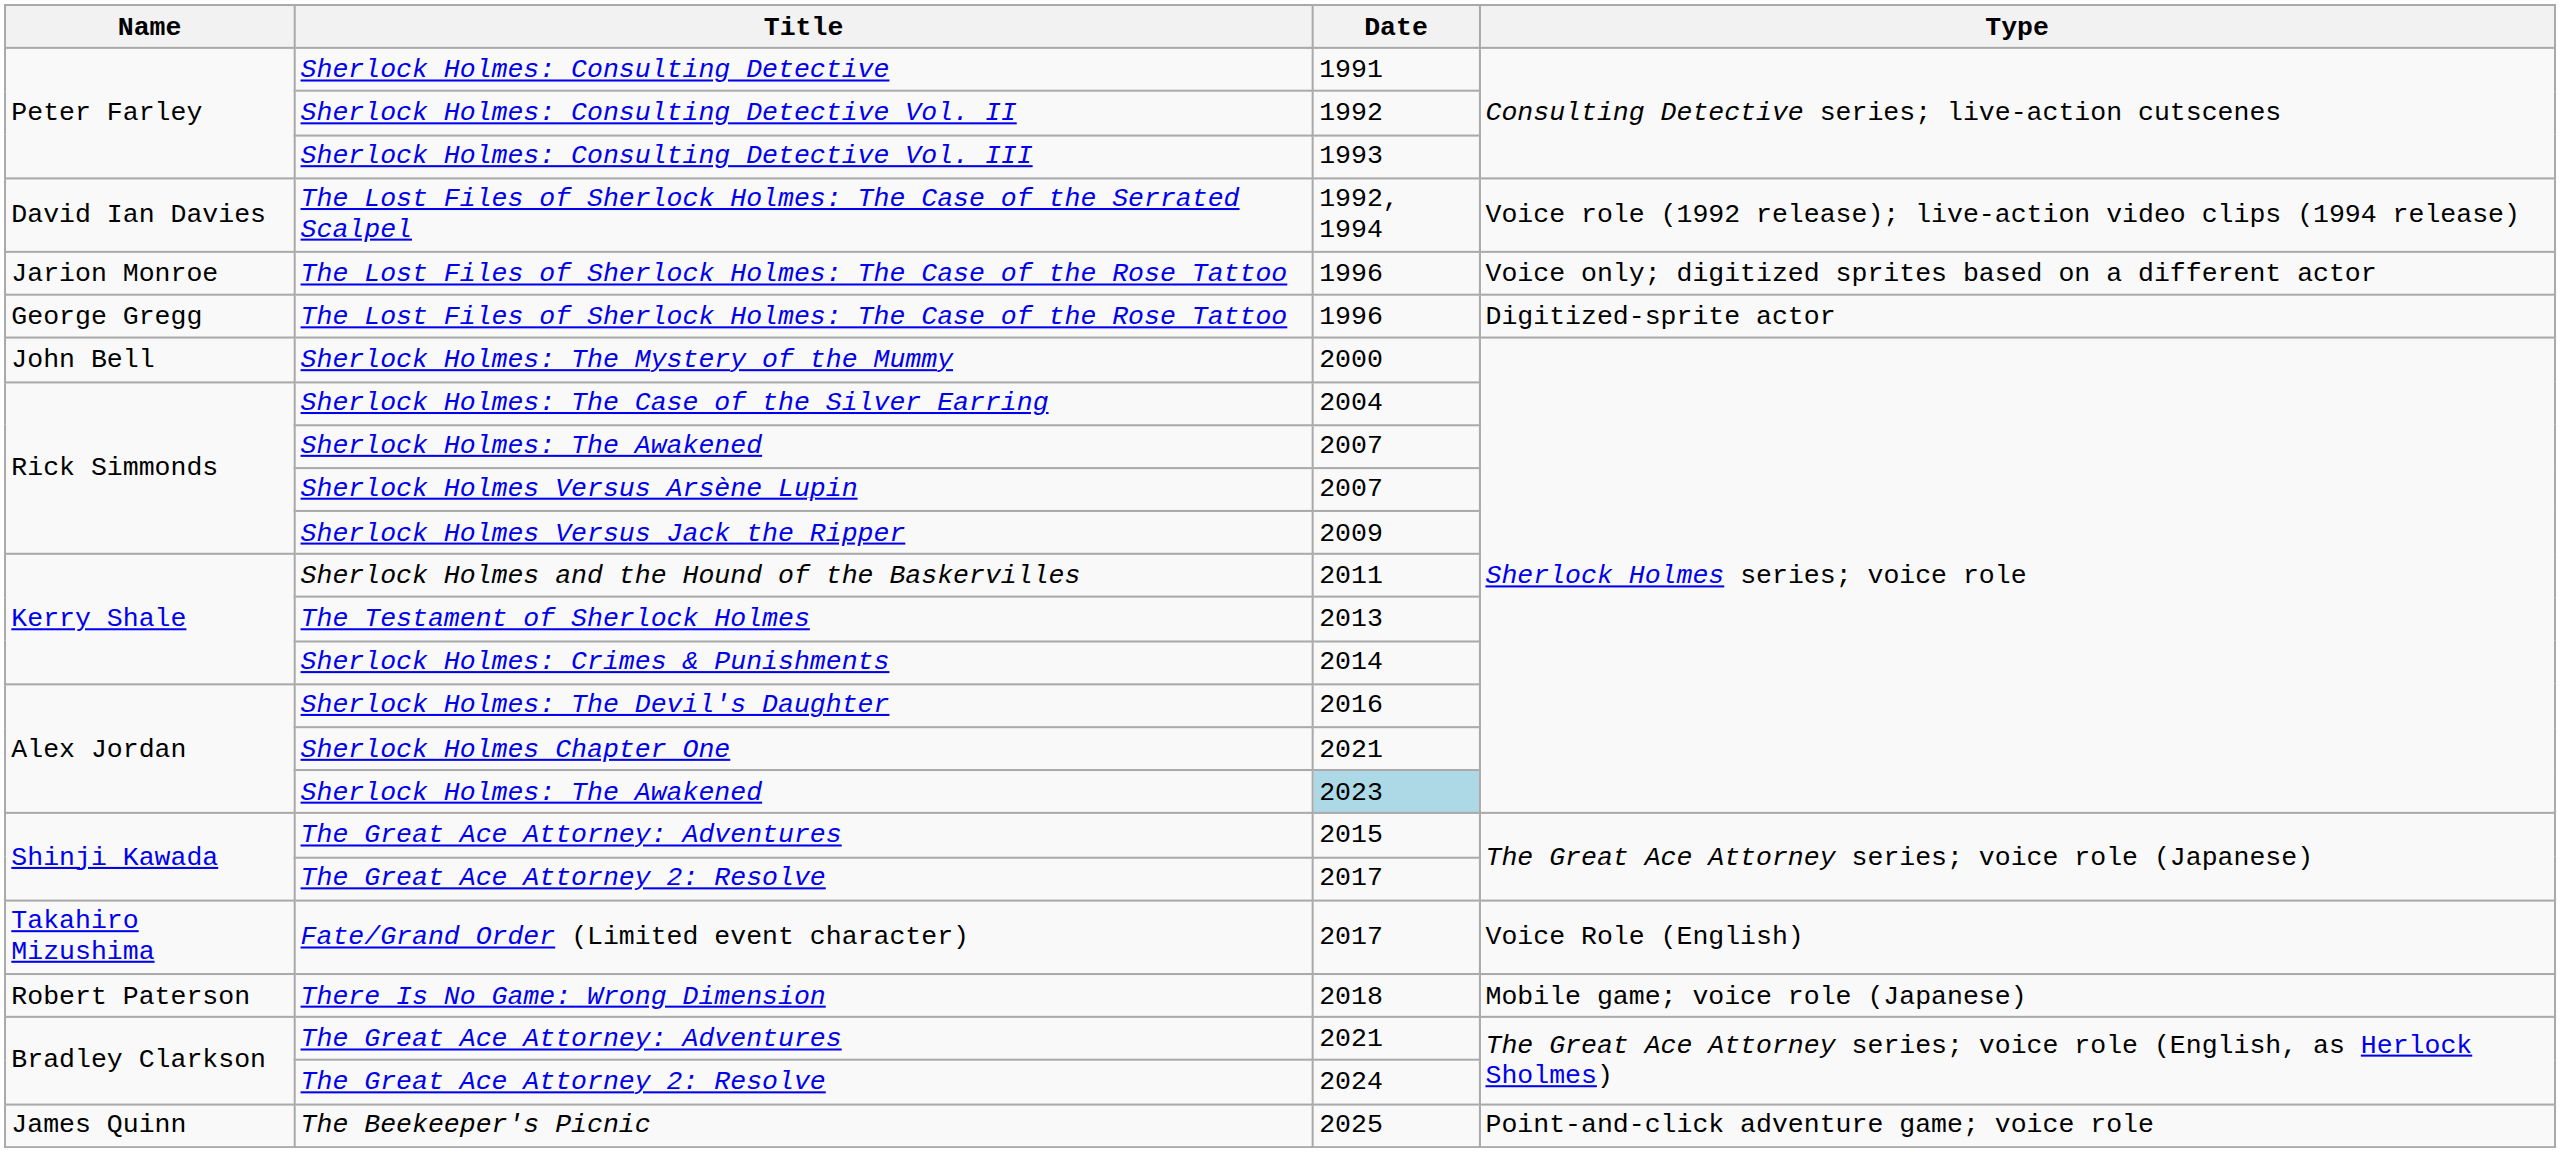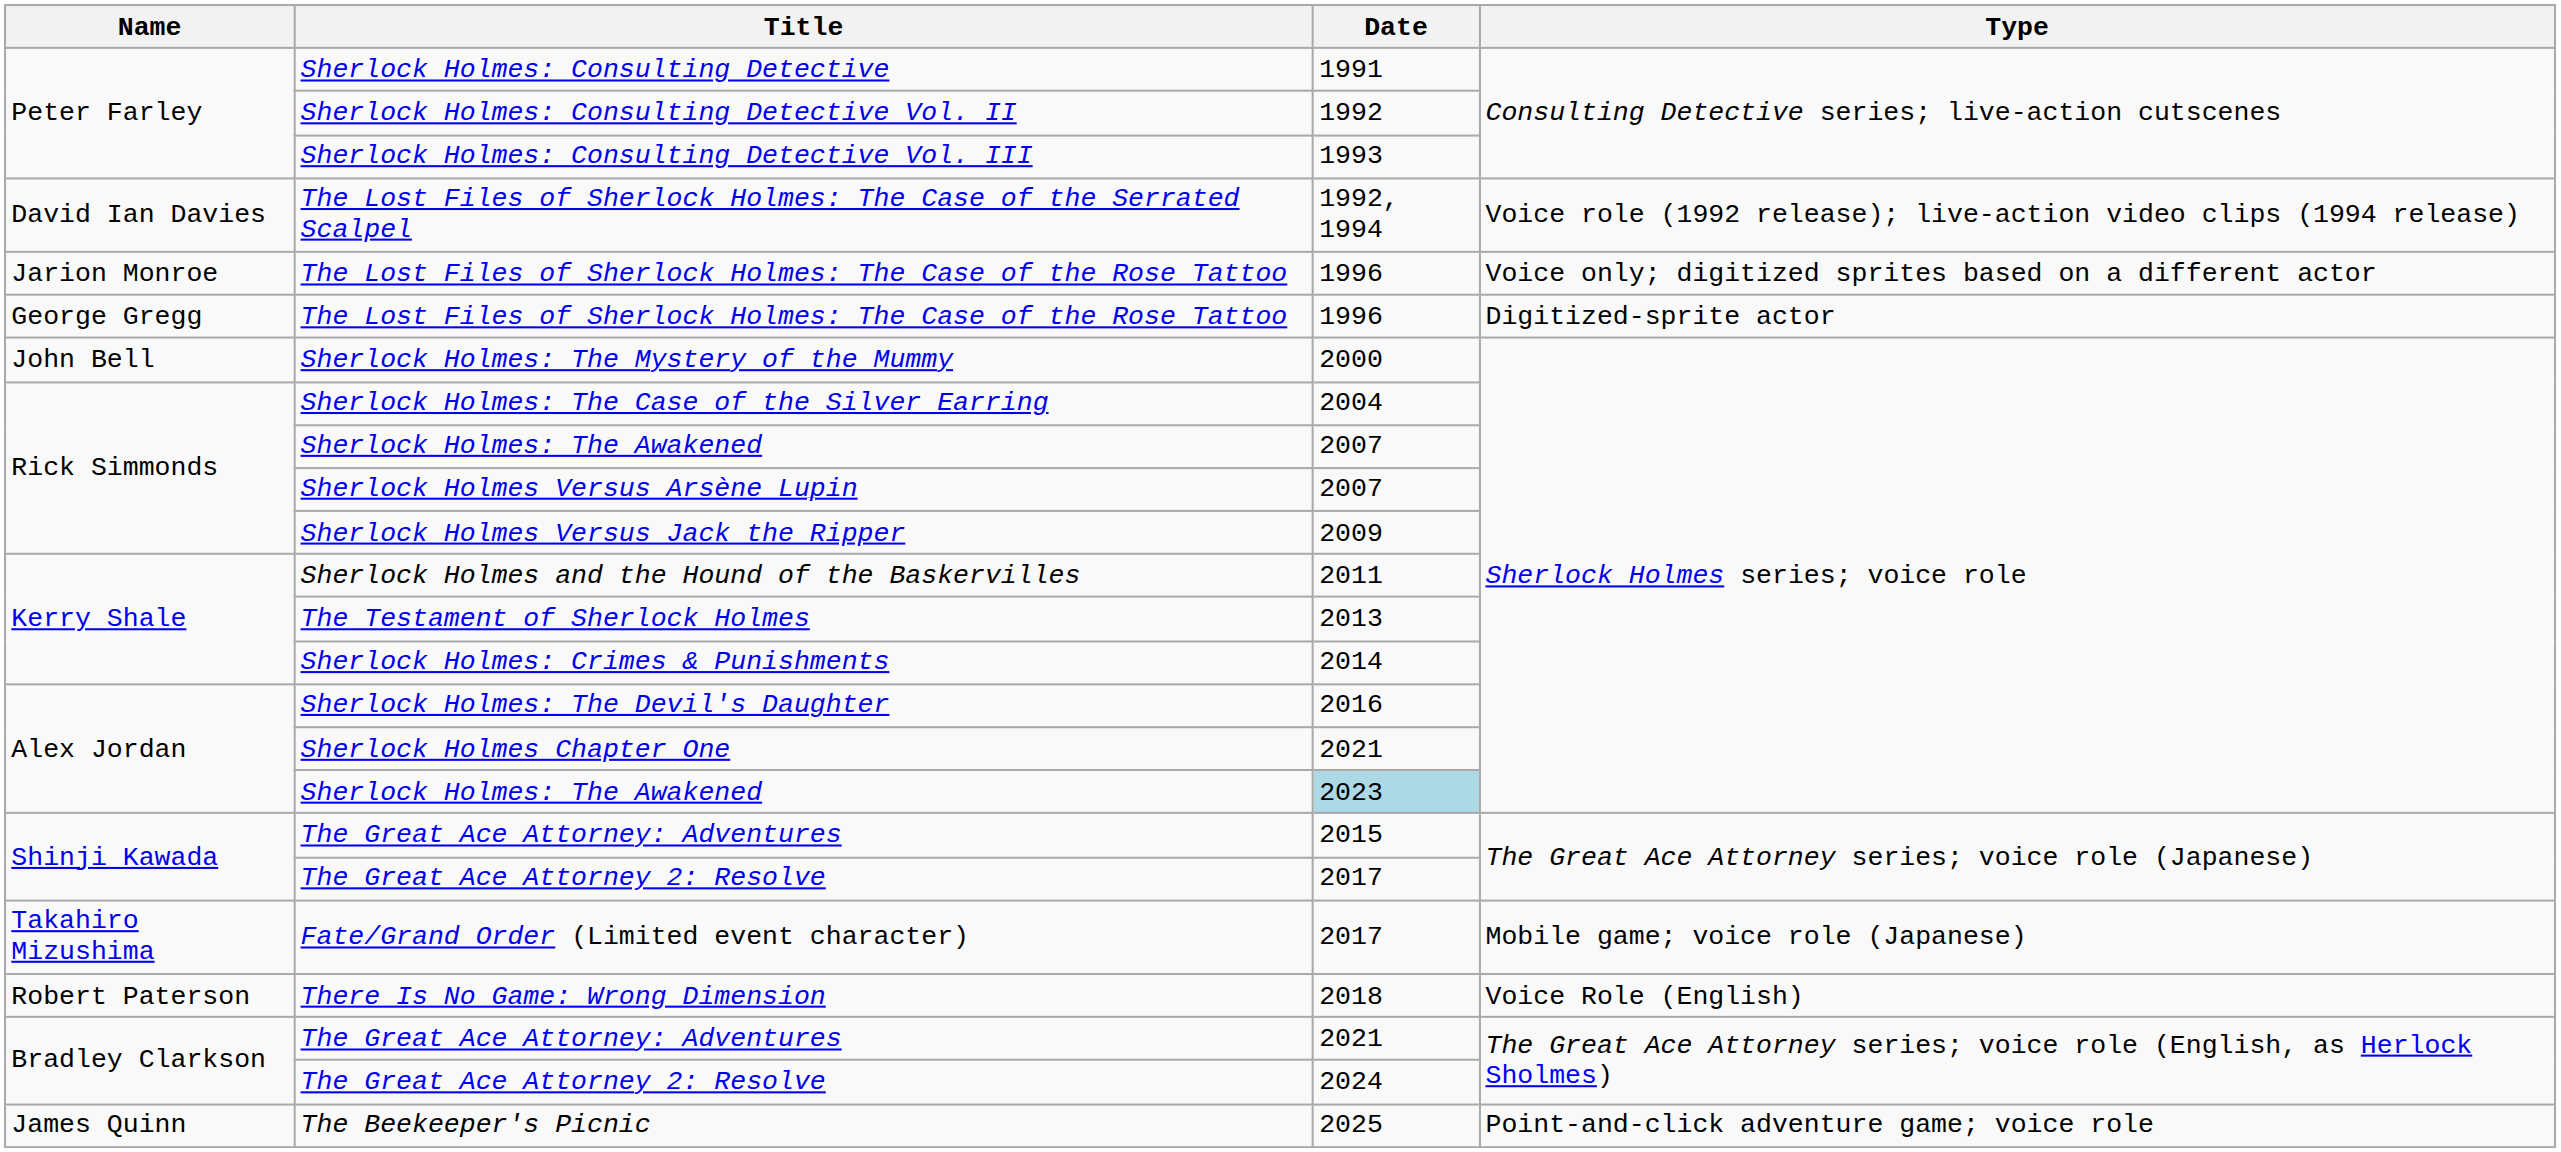(1645, 937) Voice Role (English) -> (1756, 937) Mobile game; voice role (Japanese)
(1756, 996) Mobile game; voice role (Japanese) -> (1645, 996) Voice Role (English)
